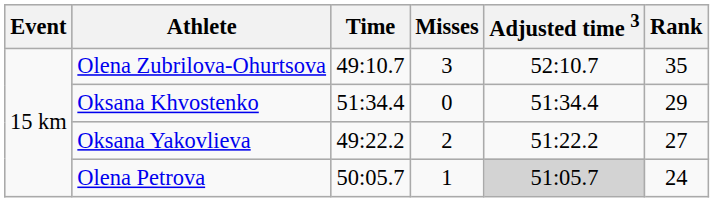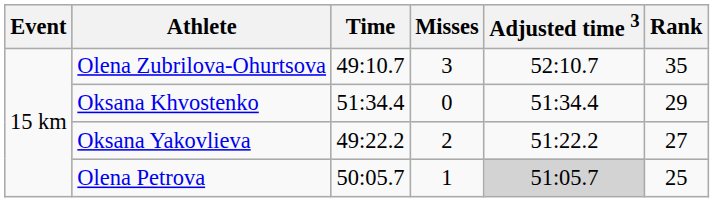(676, 177) 24 -> (676, 177) 25
